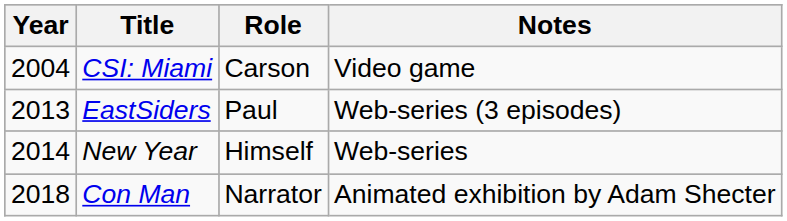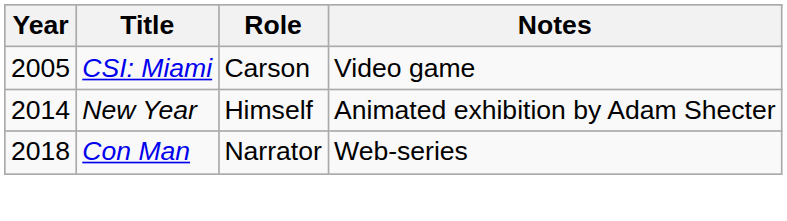(40, 67) 2004 -> (40, 67) 2005
- row: (147, 109)
(401, 151) Web-series -> (555, 109) Animated exhibition by Adam Shecter
(555, 194) Animated exhibition by Adam Shecter -> (401, 151) Web-series
